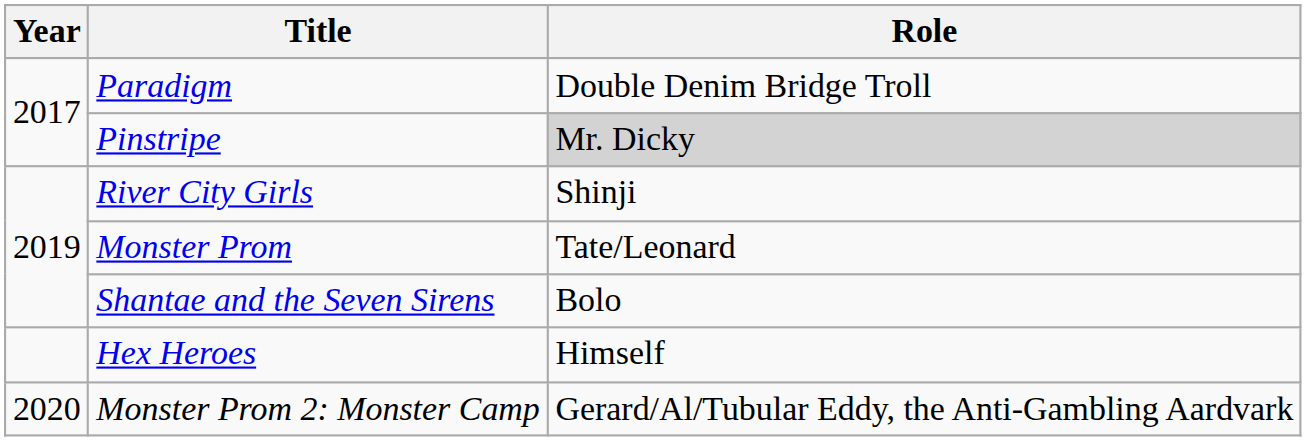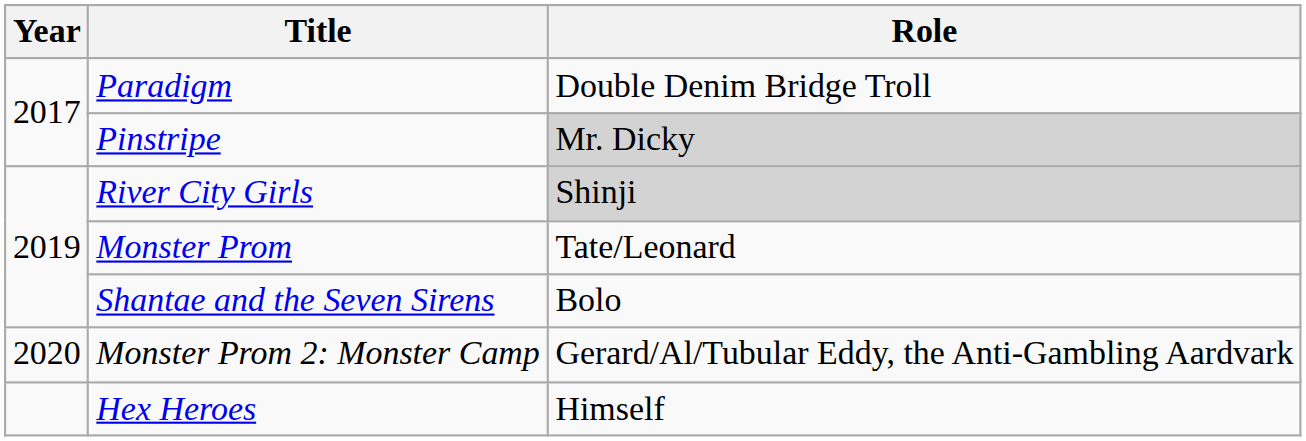(596, 192) no background -> (596, 192) lightgrey background
rows swapped: (318, 407) <-> (176, 354)
